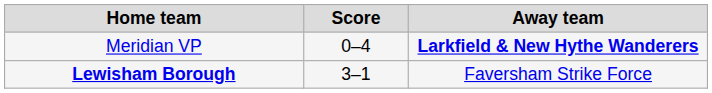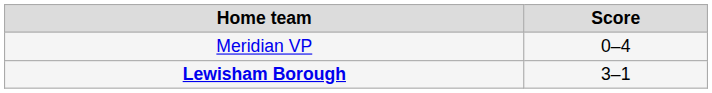- column: (558, 18)
